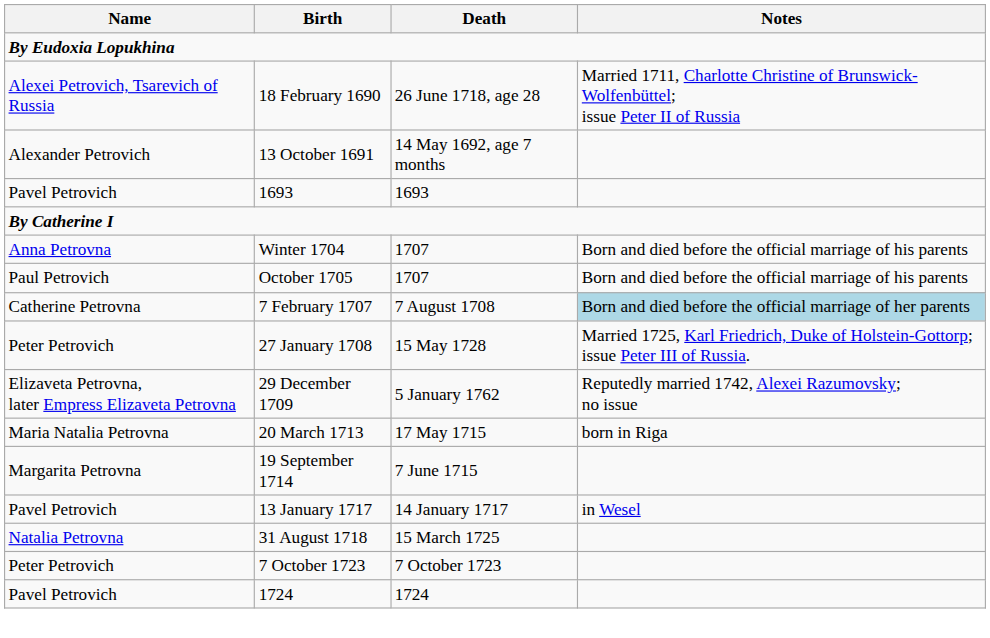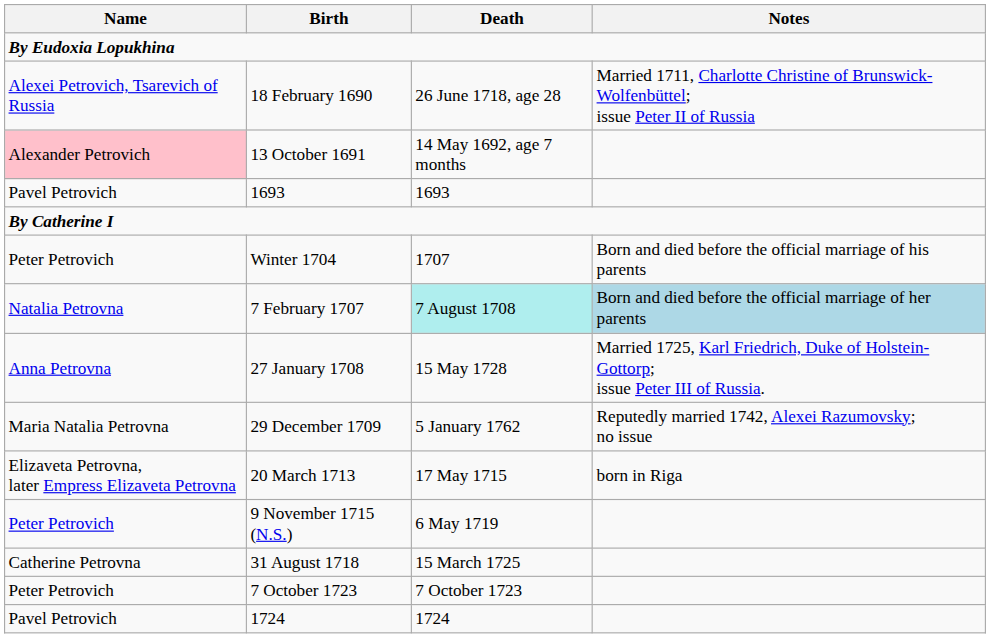(79, 154) no background -> (79, 154) pink background
(60, 249) Anna Petrovna -> (61, 259) Peter Petrovich
- row: (306, 278)
(75, 306) Catherine Petrovna -> (66, 308) Natalia Petrovna
(445, 306) no background -> (465, 308) paleturquoise background
(61, 344) Peter Petrovich -> (60, 367) Anna Petrovna
(122, 393) Elizaveta Petrovna, later Empress Elizaveta Petrovna -> (89, 426) Maria Natalia Petrovna
(89, 432) Maria Natalia Petrovna -> (122, 474) Elizaveta Petrovna, later Empress Elizaveta Petrovna
- row: (306, 470)
+ row: (312, 523)
- row: (315, 509)
(66, 537) Natalia Petrovna -> (75, 562) Catherine Petrovna
